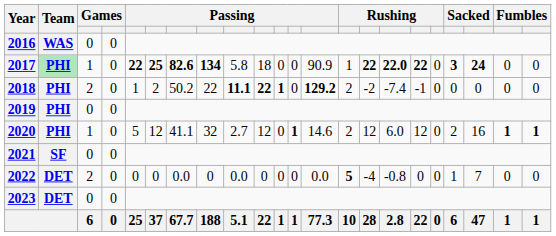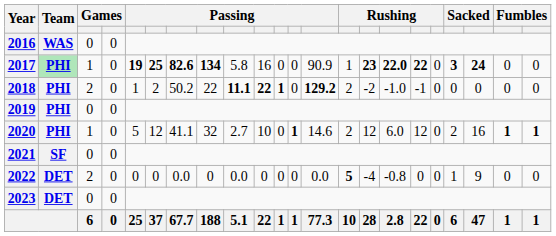(135, 66) 22 -> (135, 66) 19
(264, 66) 18 -> (264, 66) 16
(369, 66) 22 -> (369, 66) 23
(395, 88) -7.4 -> (395, 88) -1.0
(264, 132) 12 -> (264, 132) 10
(478, 176) 7 -> (478, 176) 9
